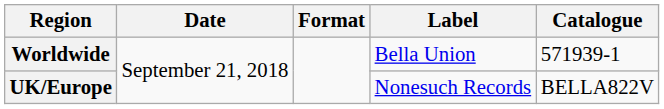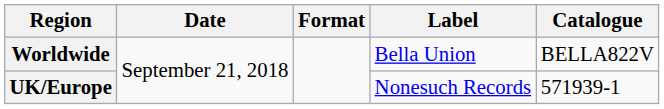(581, 53) 571939-1 -> (597, 53) BELLA822V
(597, 86) BELLA822V -> (581, 86) 571939-1
